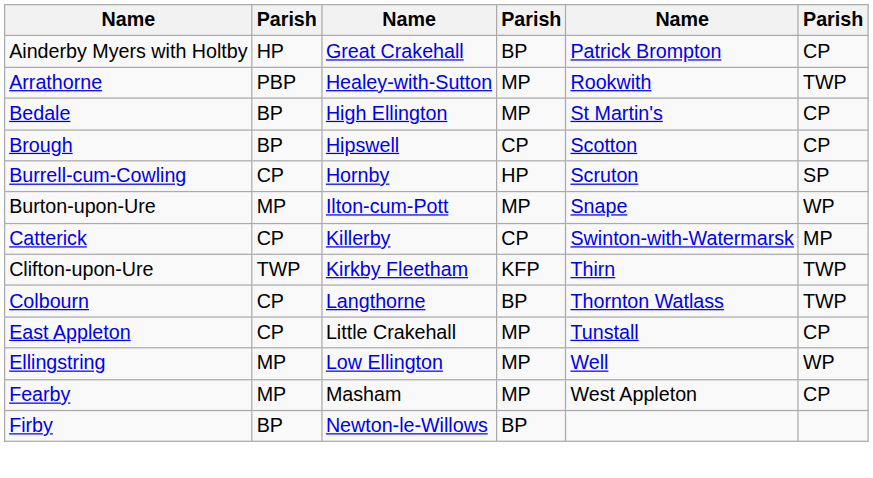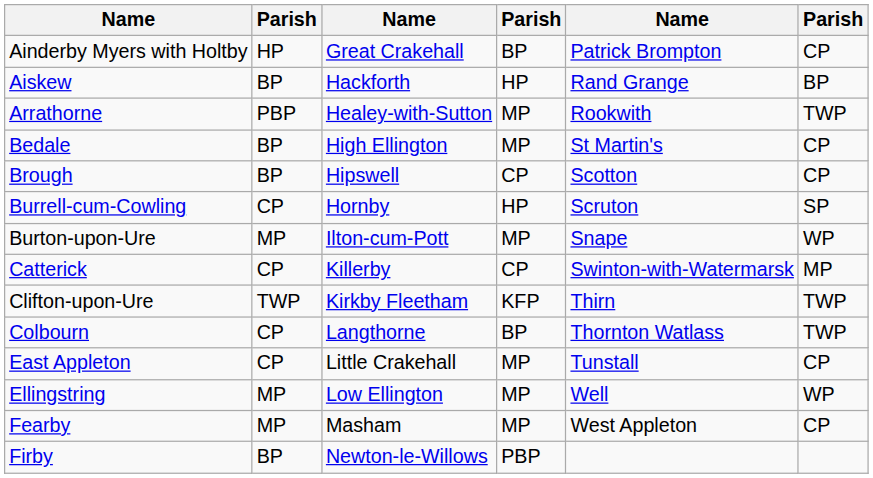+ row: (40, 82)
(514, 425) BP -> (521, 457) PBP
